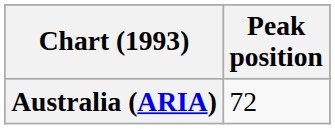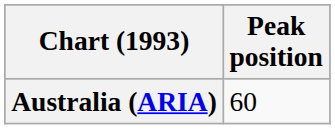(243, 100) 72 -> (243, 100) 60
